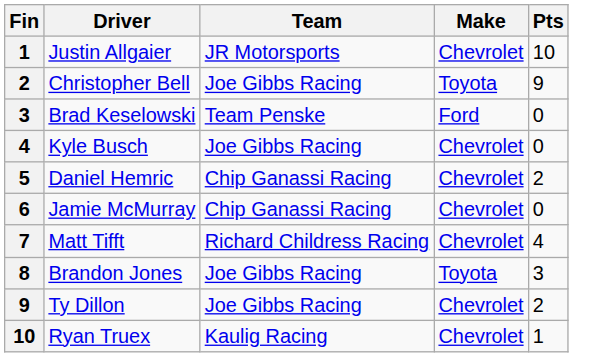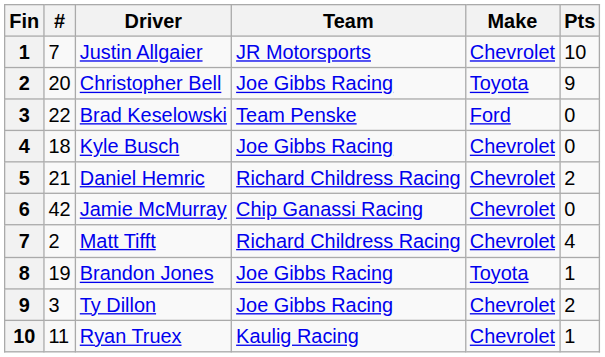+ column: (59, 21)
(298, 178) Chip Ganassi Racing -> (348, 178) Richard Childress Racing
(538, 273) 3 -> (570, 273) 1
